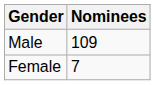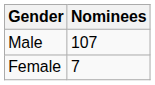(84, 42) 109 -> (84, 42) 107
